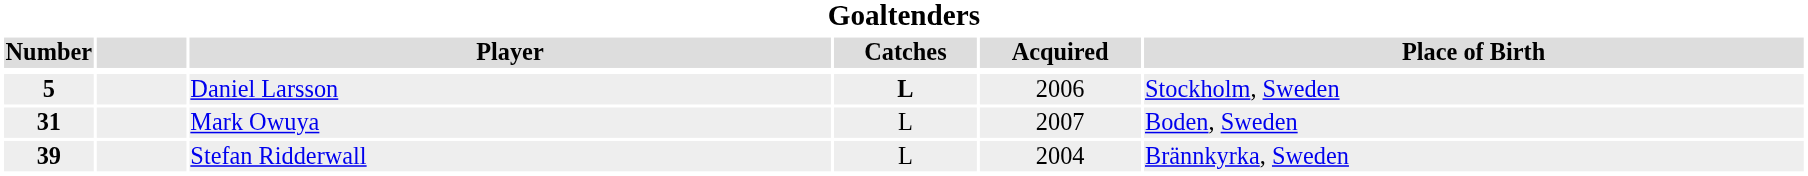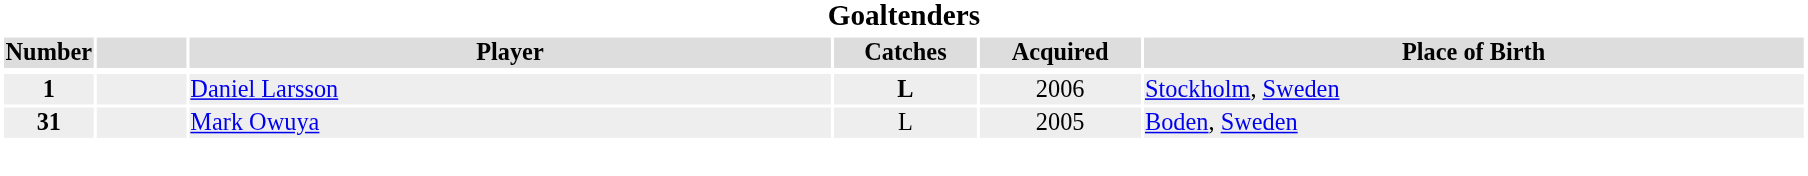(49, 88) 5 -> (49, 88) 1
(1060, 122) 2007 -> (1060, 122) 2005
- row: (278, 155)
